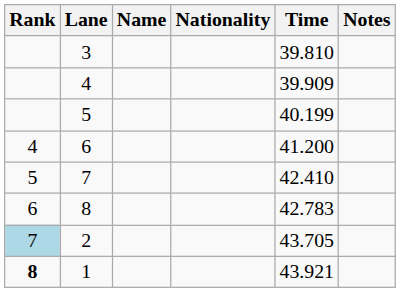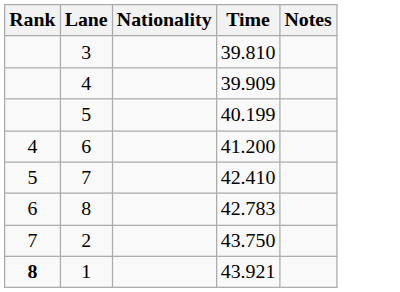- column: (142, 20)
(32, 240) lightblue background -> (32, 240) no background
(307, 240) 43.705 -> (248, 240) 43.750
